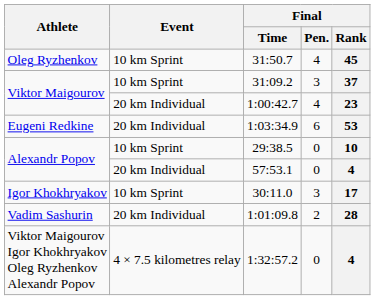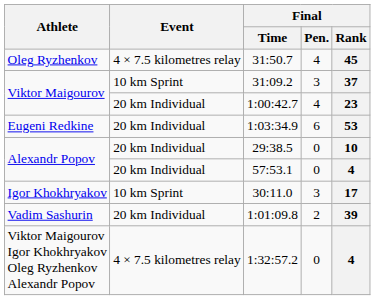(148, 60) 10 km Sprint -> (177, 60) 4 × 7.5 kilometres relay
(148, 148) 10 km Sprint -> (159, 148) 20 km Individual
(351, 214) 28 -> (351, 214) 39
